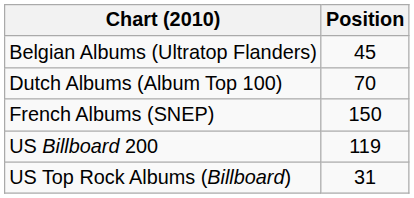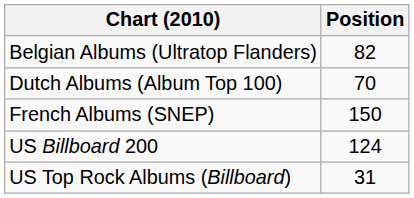(365, 51) 45 -> (365, 51) 82
(365, 146) 119 -> (365, 146) 124
